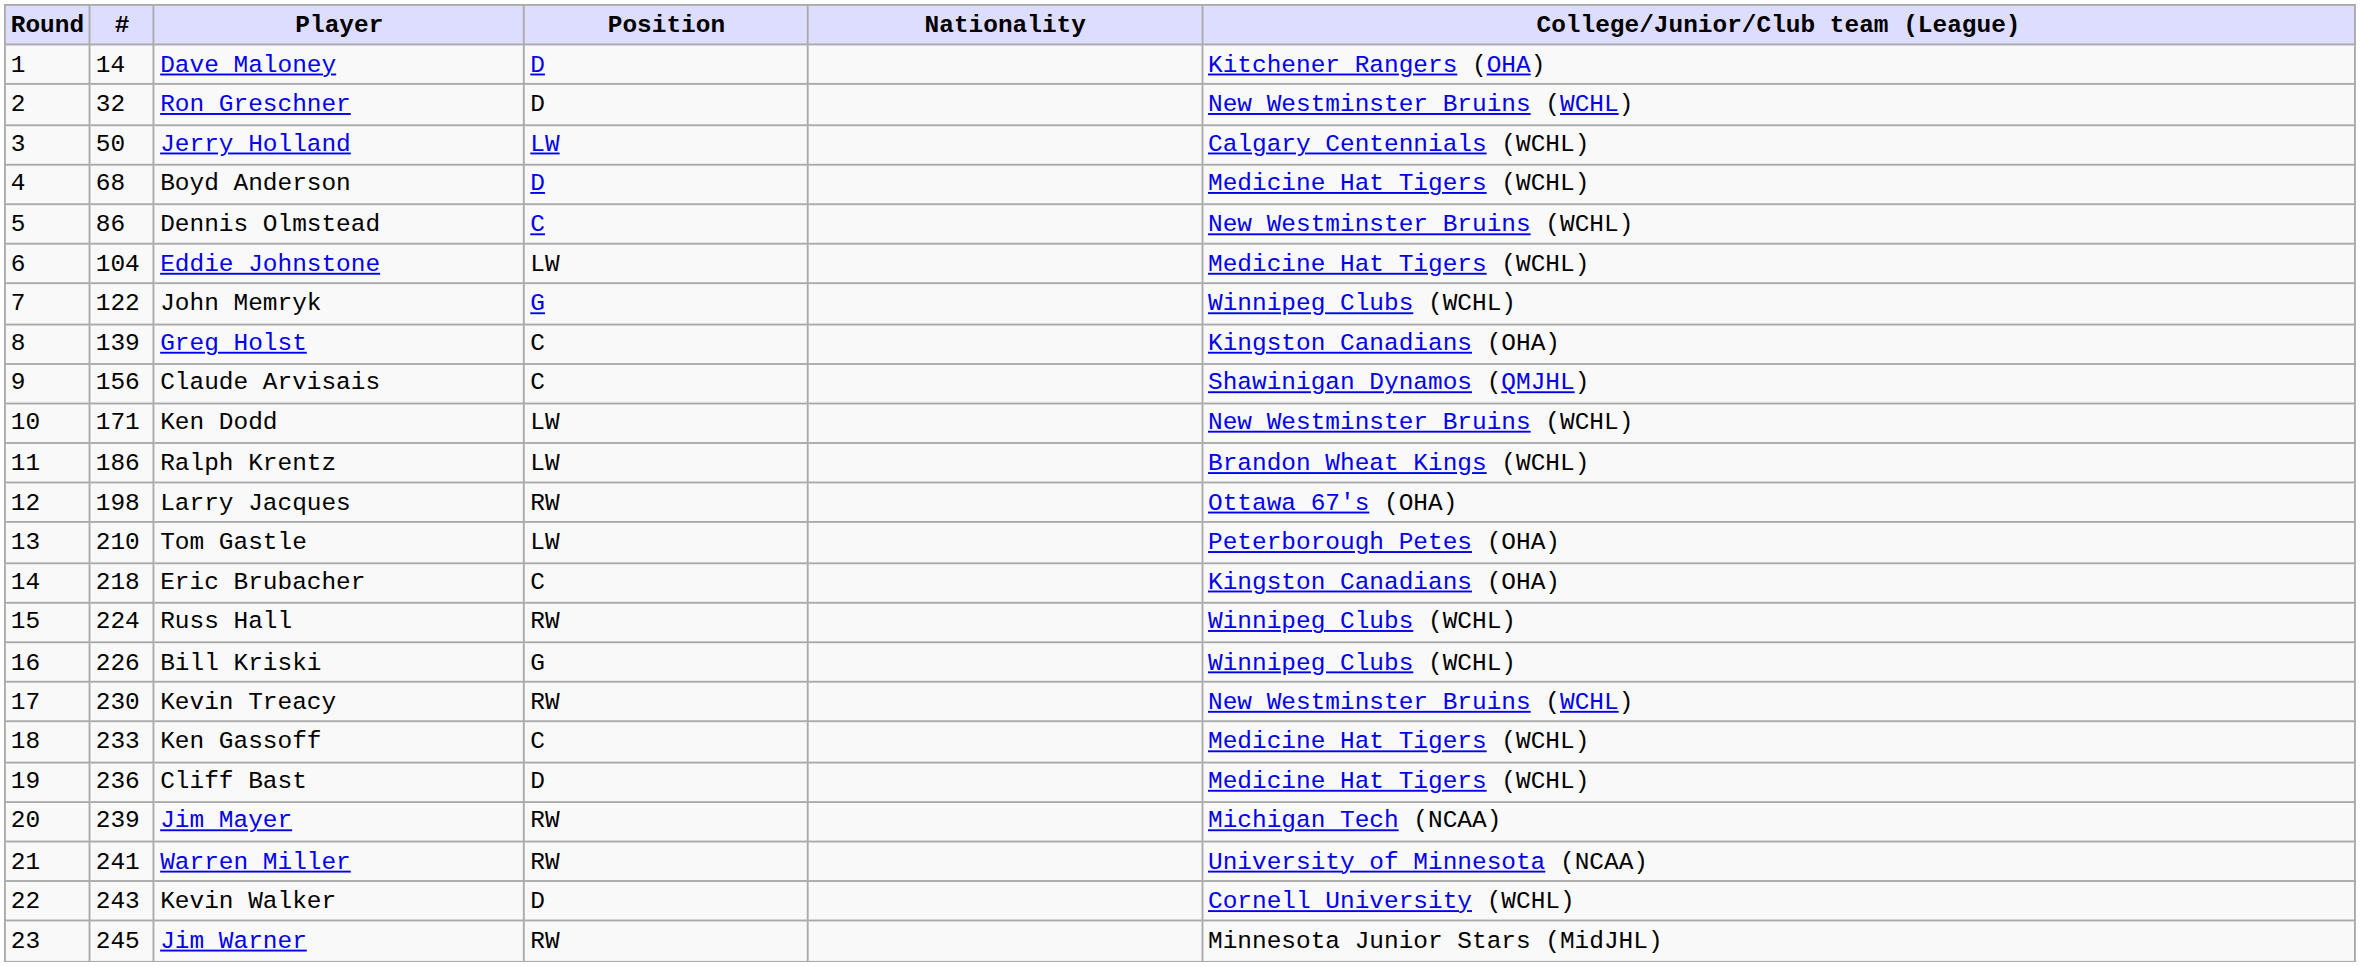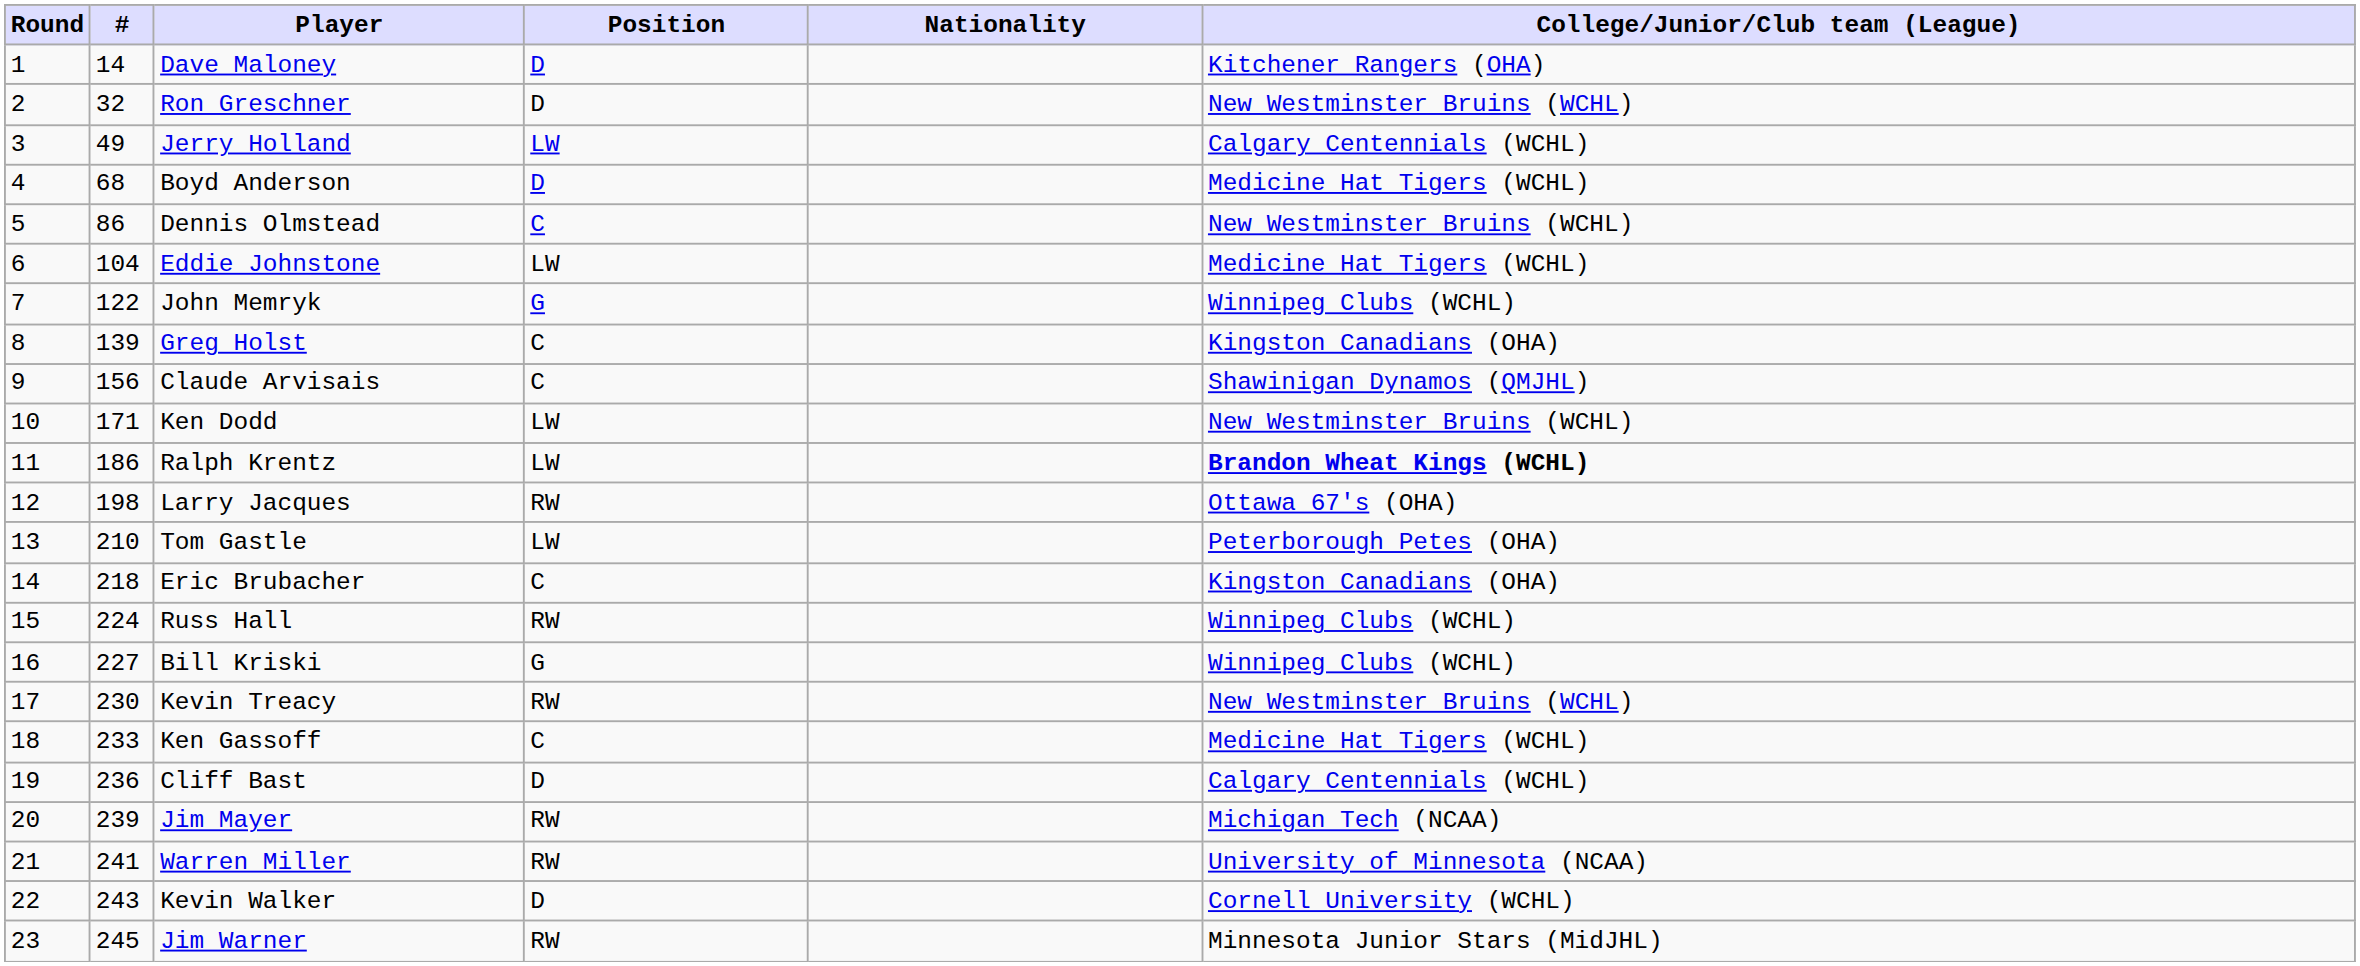(110, 144) 50 -> (110, 144) 49
(1399, 463) normal -> (1399, 463) bold
(118, 662) 226 -> (118, 662) 227
(1399, 782) Medicine Hat Tigers (WCHL) -> (1399, 782) Calgary Centennials (WCHL)
